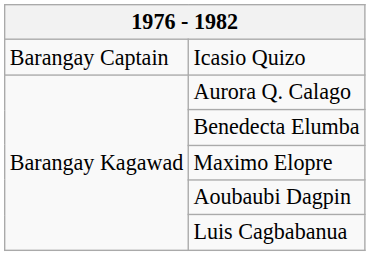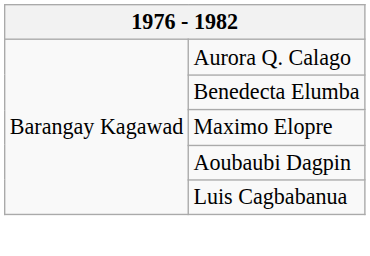- row: (250, 57)
